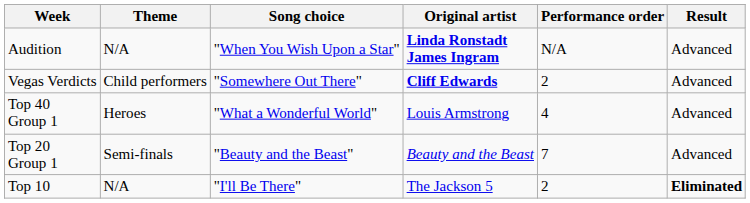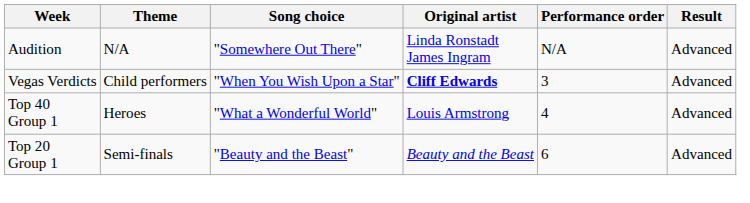(307, 48) "When You Wish Upon a Star" -> (288, 48) "Somewhere Out There"
(457, 48) bold -> (453, 48) normal
(288, 81) "Somewhere Out There" -> (307, 81) "When You Wish Upon a Star"
(545, 81) 2 -> (545, 81) 3
(545, 154) 7 -> (545, 154) 6
- row: (29, 186)
